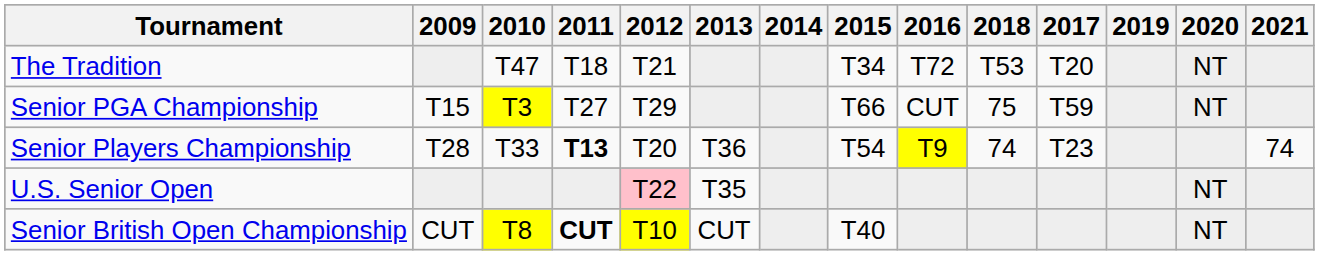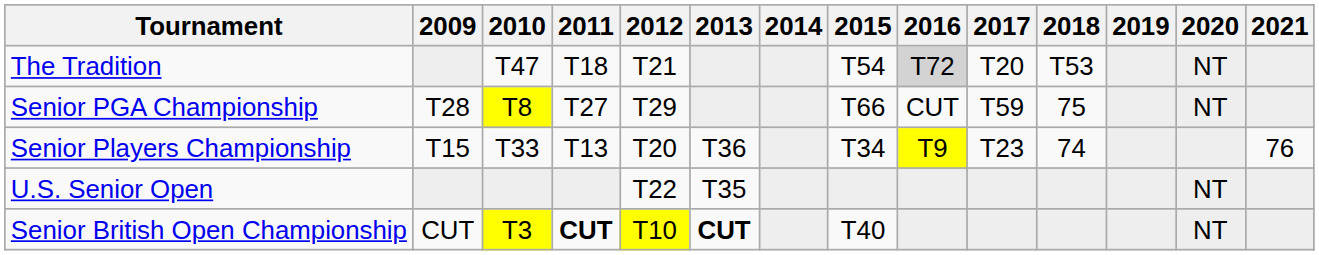columns swapped: (1071, 25) <-> (1002, 25)
(863, 66) T34 -> (863, 66) T54
(932, 66) no background -> (932, 66) lightgrey background
(448, 107) T15 -> (448, 107) T28
(517, 107) T3 -> (517, 107) T8
(448, 148) T28 -> (448, 148) T15
(586, 148) bold -> (586, 148) normal
(863, 148) T54 -> (863, 148) T34
(1280, 148) 74 -> (1280, 148) 76
(655, 189) pink background -> (655, 189) no background
(517, 230) T8 -> (517, 230) T3
(724, 230) normal -> (724, 230) bold
